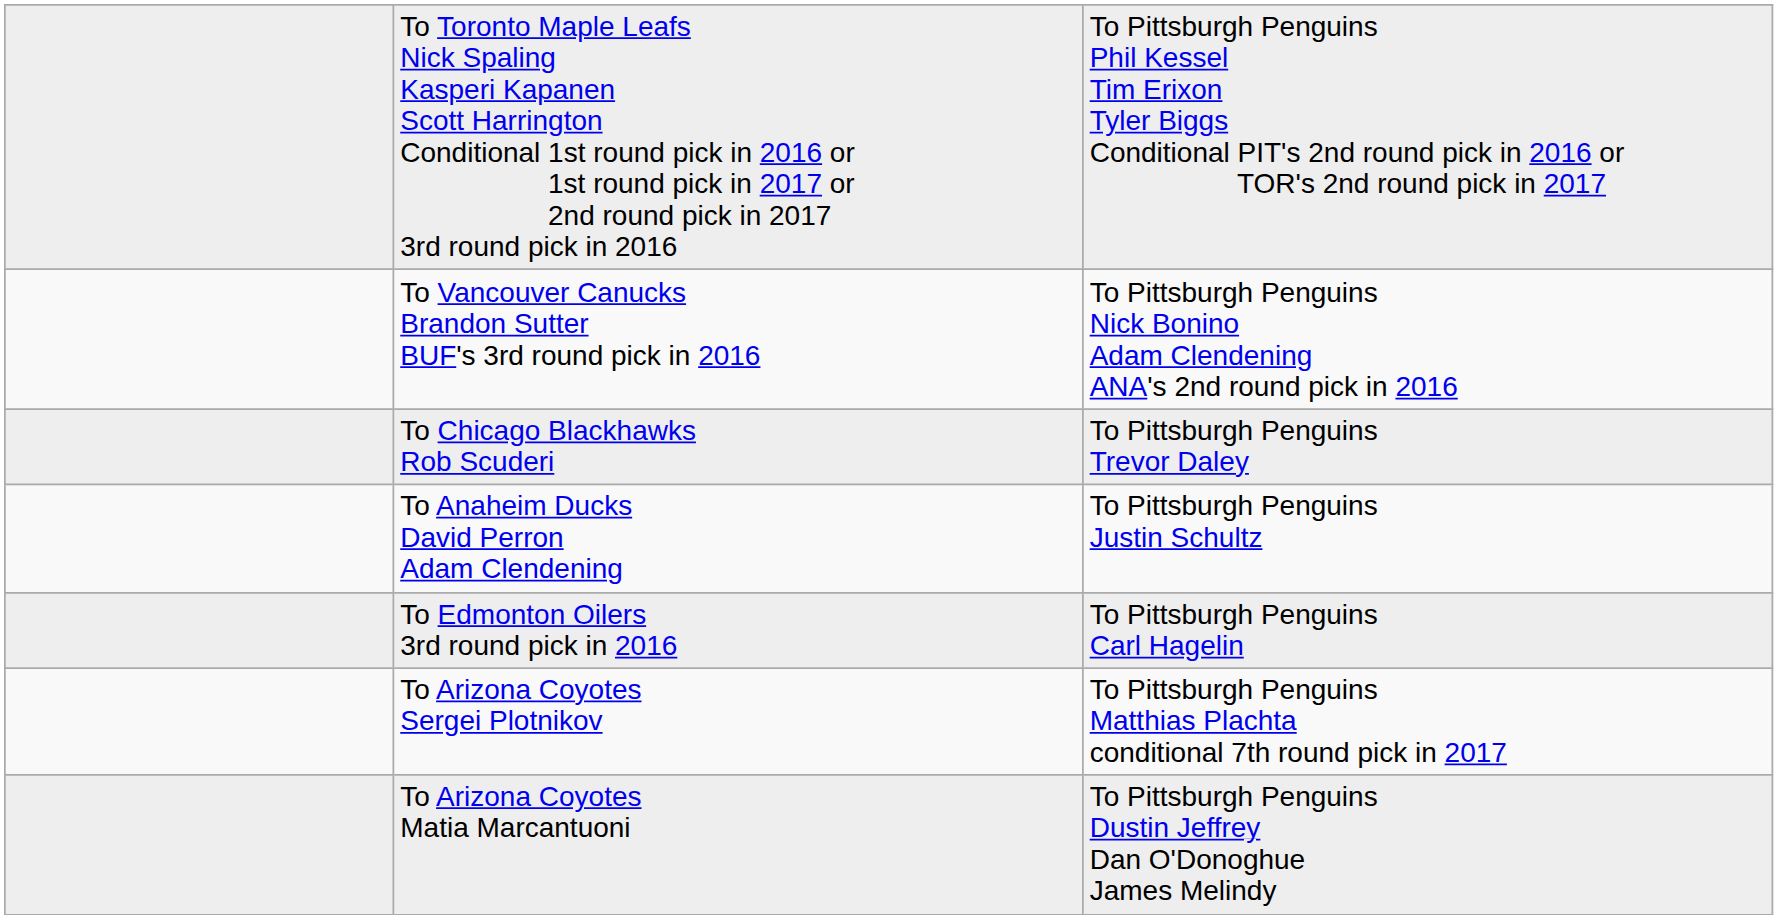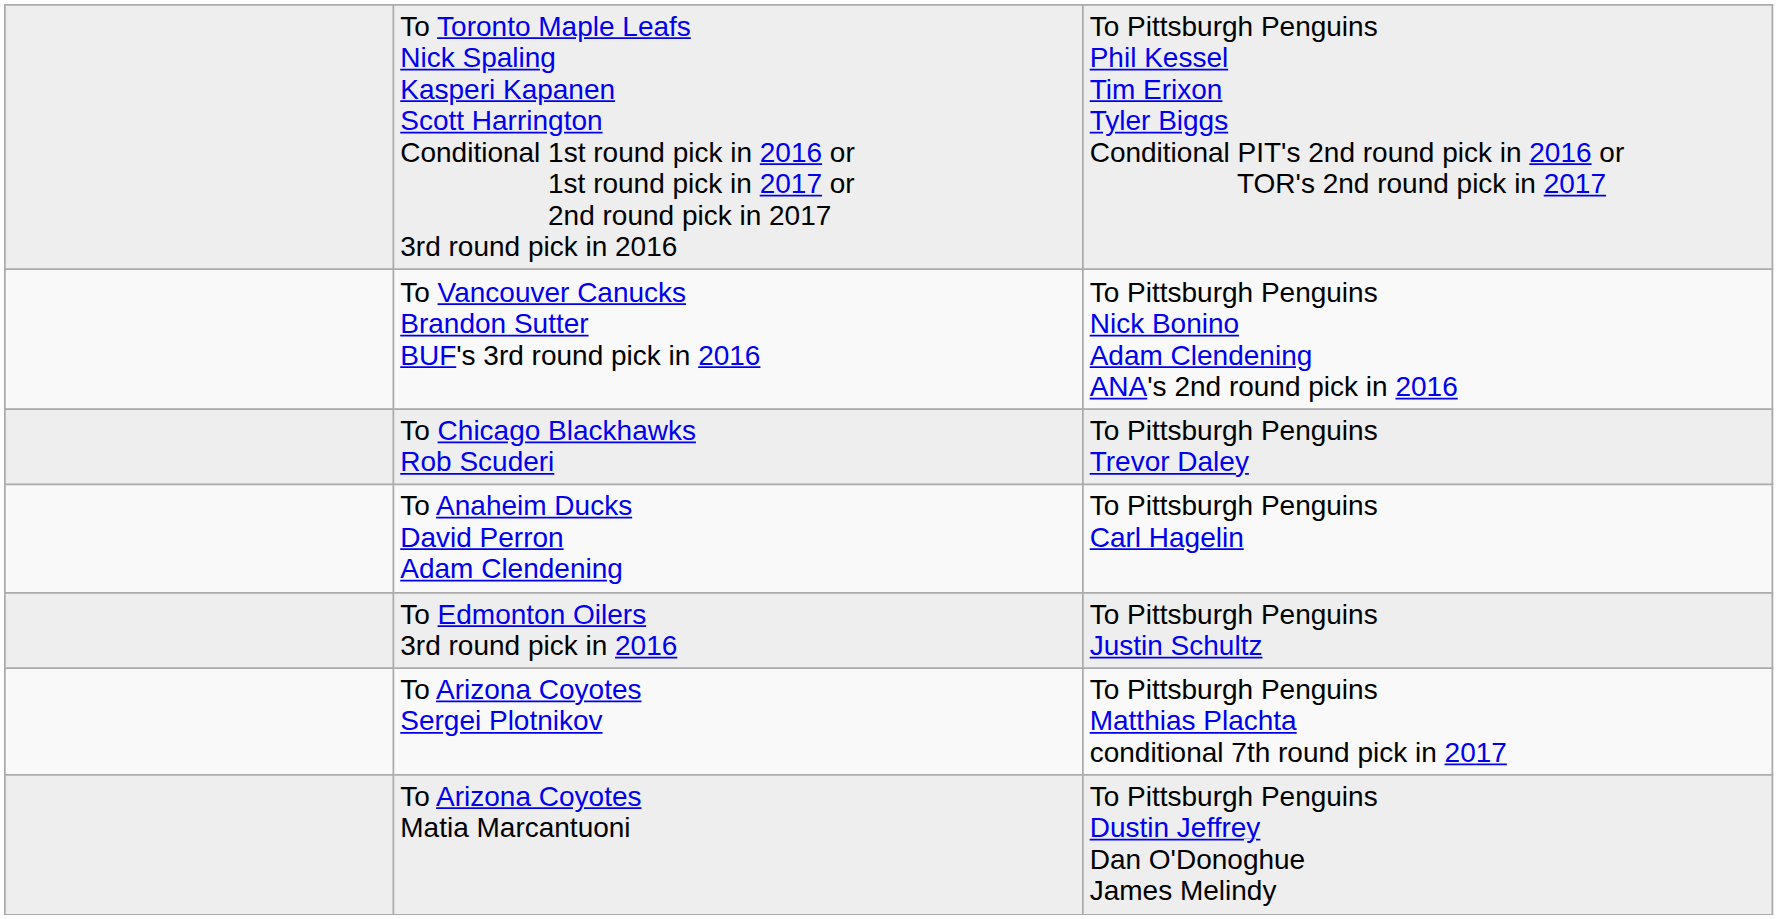(1234, 522) To Pittsburgh Penguins Justin Schultz -> (1234, 522) To Pittsburgh Penguins Carl Hagelin
(1234, 629) To Pittsburgh Penguins Carl Hagelin -> (1234, 629) To Pittsburgh Penguins Justin Schultz
